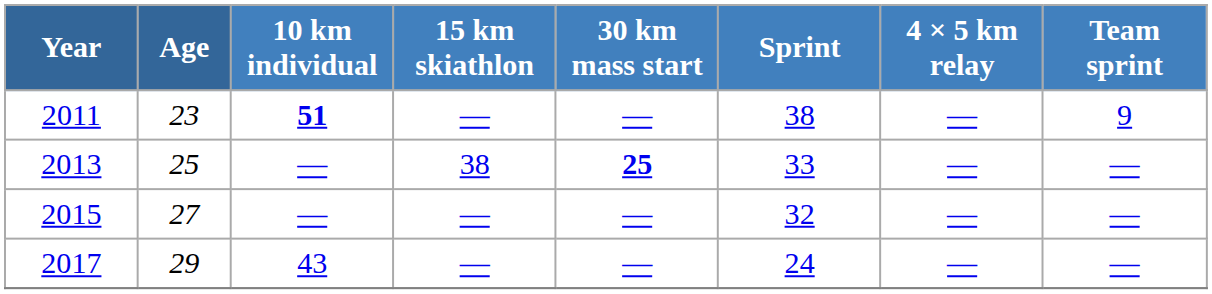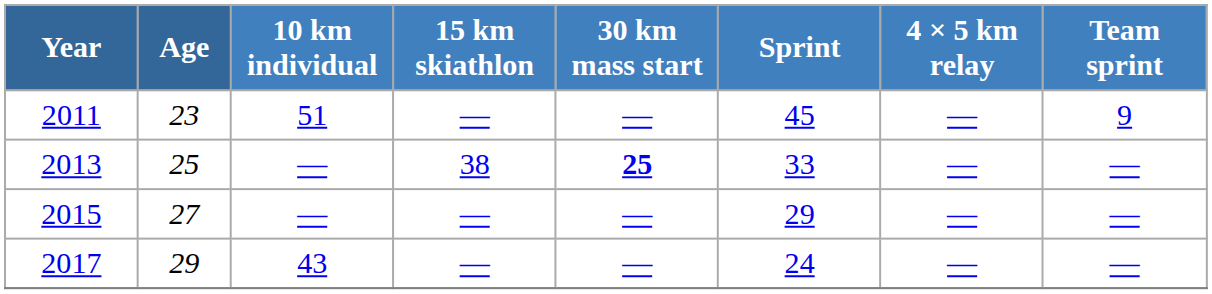(312, 114) bold -> (312, 114) normal
(800, 114) 38 -> (800, 114) 45
(800, 214) 32 -> (800, 214) 29
